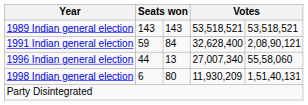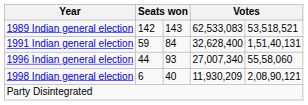(146, 28) 143 -> (146, 28) 142
(218, 28) 53,518,521 -> (218, 28) 62,533,083
(274, 44) 2,08,90,121 -> (274, 44) 1,51,40,131
(171, 60) 13 -> (171, 60) 93
(171, 76) 80 -> (171, 76) 40
(274, 76) 1,51,40,131 -> (274, 76) 2,08,90,121
